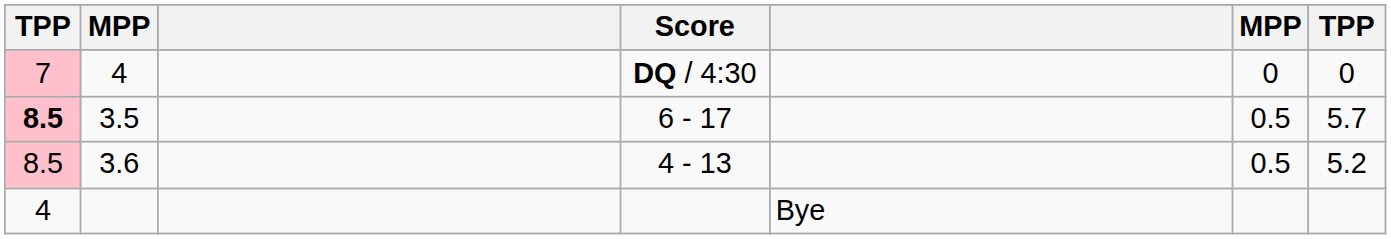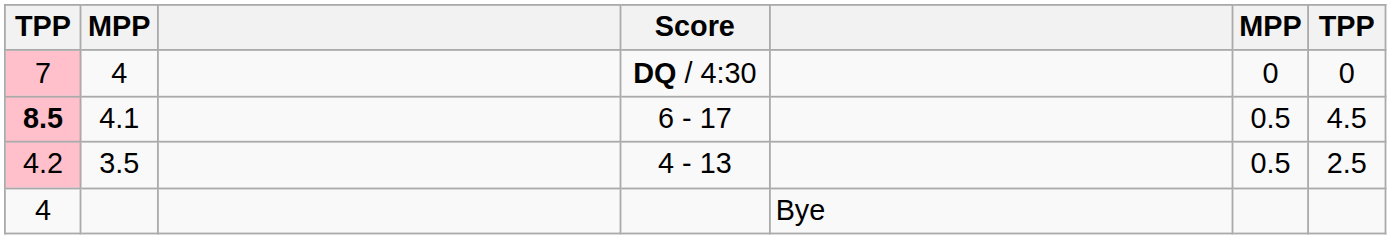(119, 118) 3.5 -> (119, 118) 4.1
(1347, 118) 5.7 -> (1347, 118) 4.5
(43, 164) 8.5 -> (43, 164) 4.2
(119, 164) 3.6 -> (119, 164) 3.5
(1347, 164) 5.2 -> (1347, 164) 2.5
